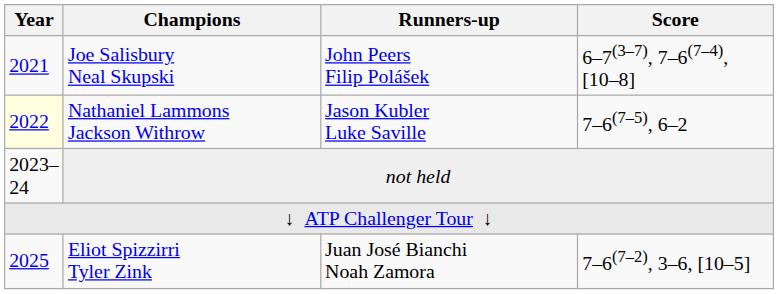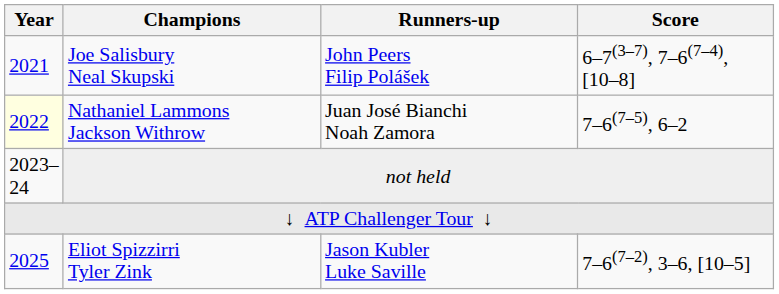(377, 122) Jason Kubler Luke Saville -> (396, 122) Juan José Bianchi Noah Zamora
(396, 261) Juan José Bianchi Noah Zamora -> (377, 261) Jason Kubler Luke Saville
